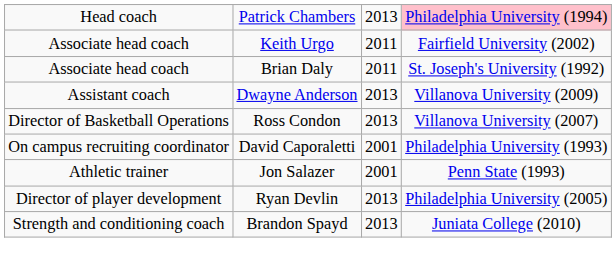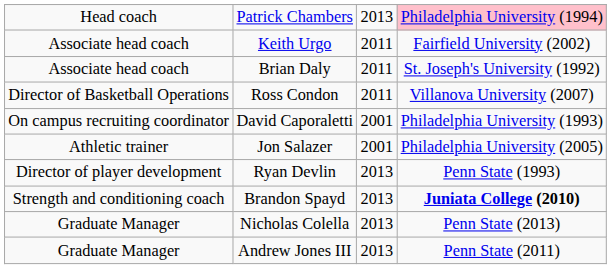- row: (297, 95)
(381, 120) 2013 -> (377, 95) 2011
(506, 172) Penn State (1993) -> (502, 146) Philadelphia University (2005)
(506, 198) Philadelphia University (2005) -> (502, 172) Penn State (1993)
(506, 224) normal -> (502, 198) bold
+ row: (295, 224)
+ row: (295, 250)
